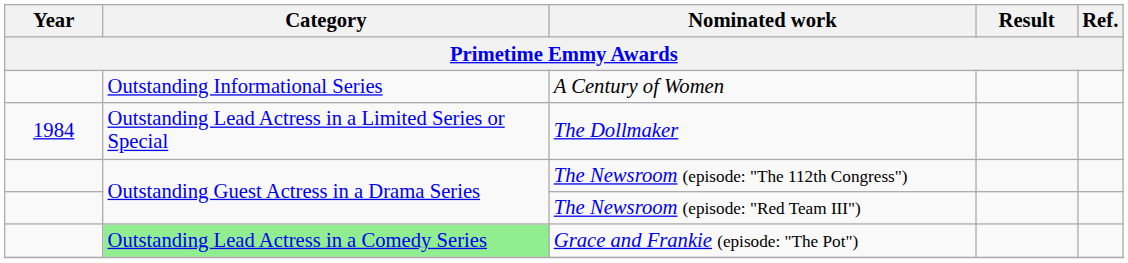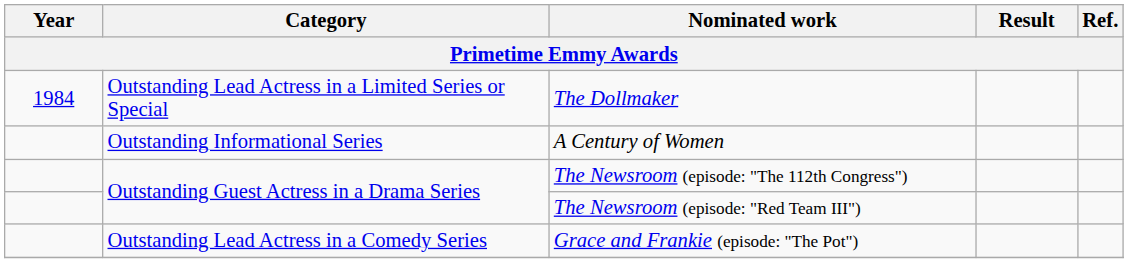rows swapped: (616, 130) <-> (639, 86)
(297, 240) lightgreen background -> (297, 240) no background
